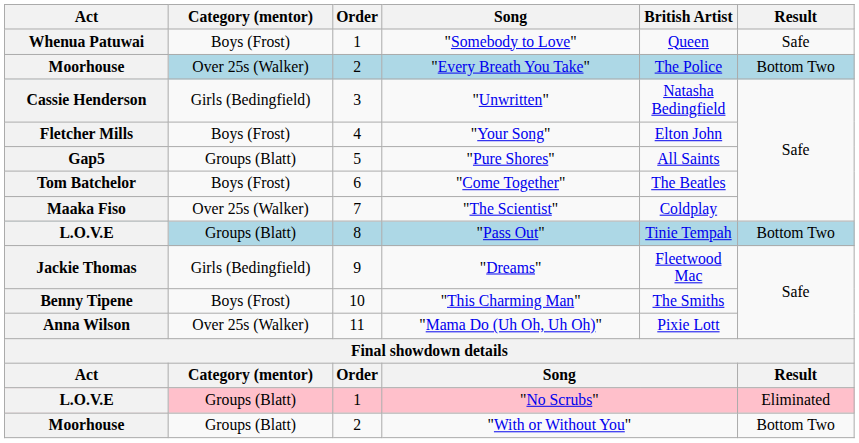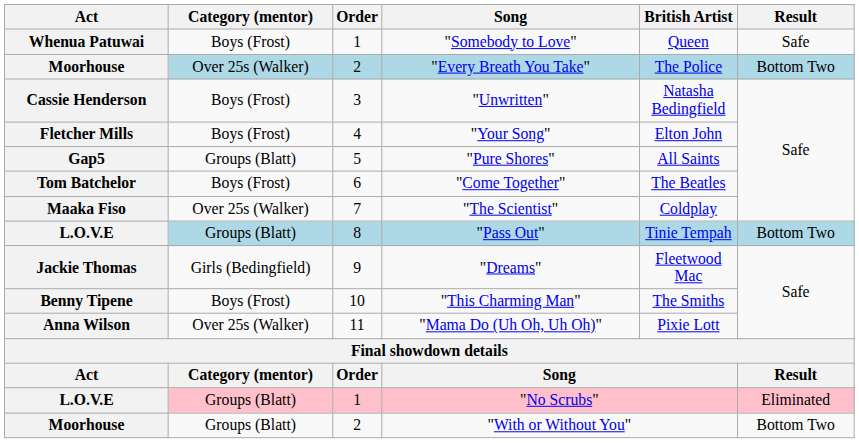(251, 100) Girls (Bedingfield) -> (251, 100) Boys (Frost)
